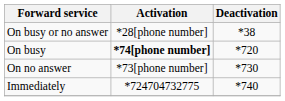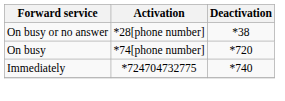(162, 50) bold -> (159, 50) normal
- row: (39, 68)
